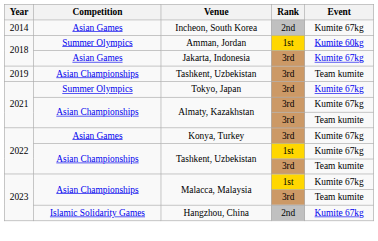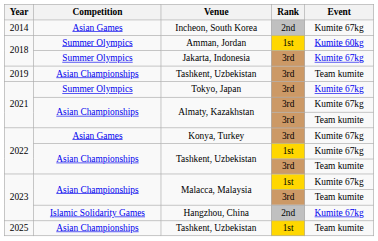(97, 58) Asian Games -> (97, 58) Summer Olympics
+ row: (19, 228)
